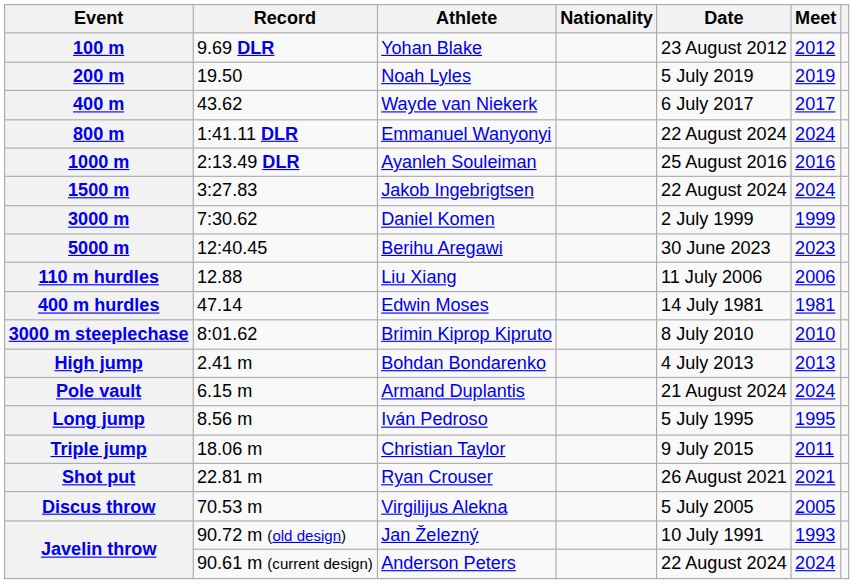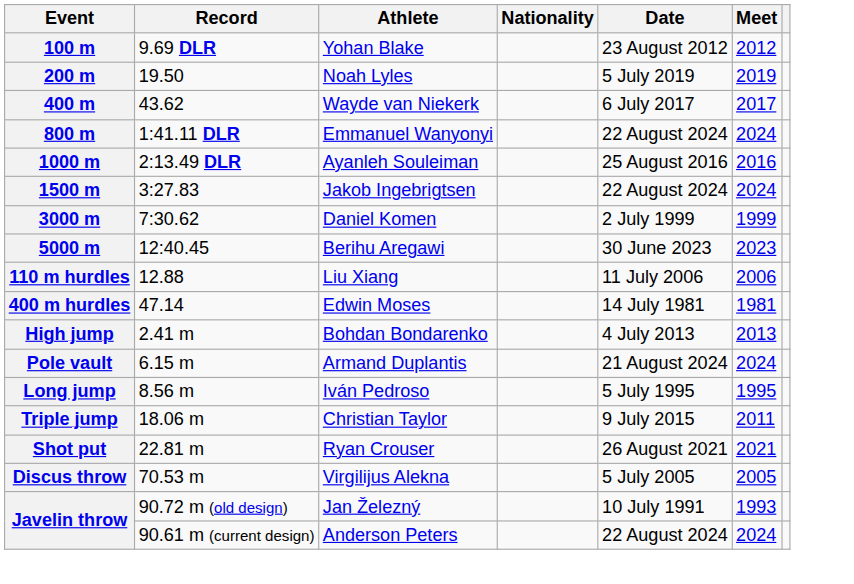- row: (99, 334)
